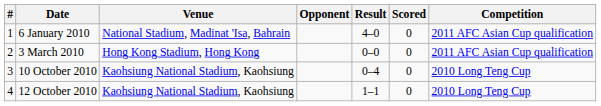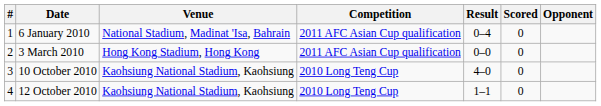columns swapped: (324, 14) <-> (512, 14)
(371, 33) 4–0 -> (482, 33) 0–4
(371, 72) 0–4 -> (482, 72) 4–0
